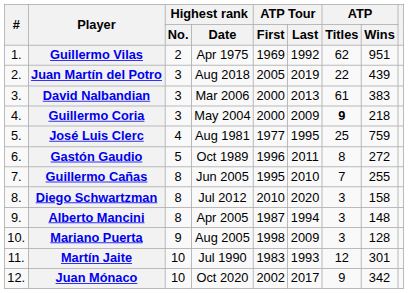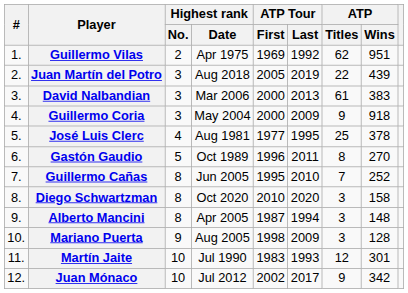(342, 116) bold -> (342, 116) normal
(380, 116) 218 -> (380, 116) 918
(380, 136) 759 -> (380, 136) 378
(380, 156) 272 -> (380, 156) 270
(380, 177) 255 -> (380, 177) 252
(222, 197) Jul 2012 -> (222, 197) Oct 2020
(222, 278) Oct 2020 -> (222, 278) Jul 2012
